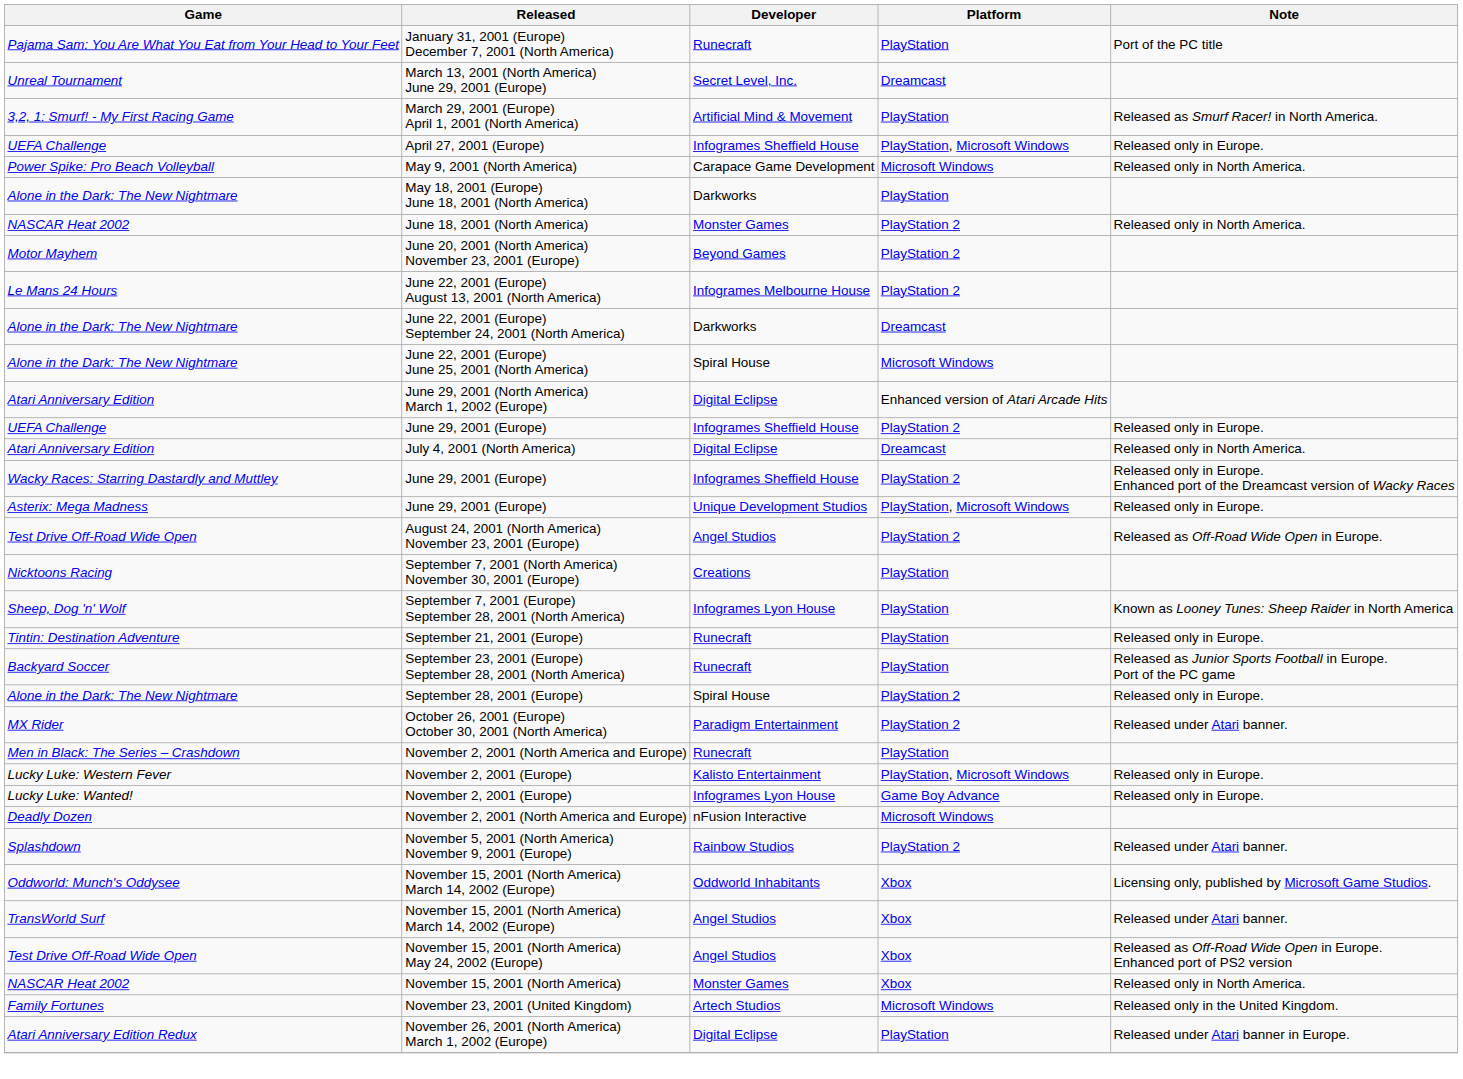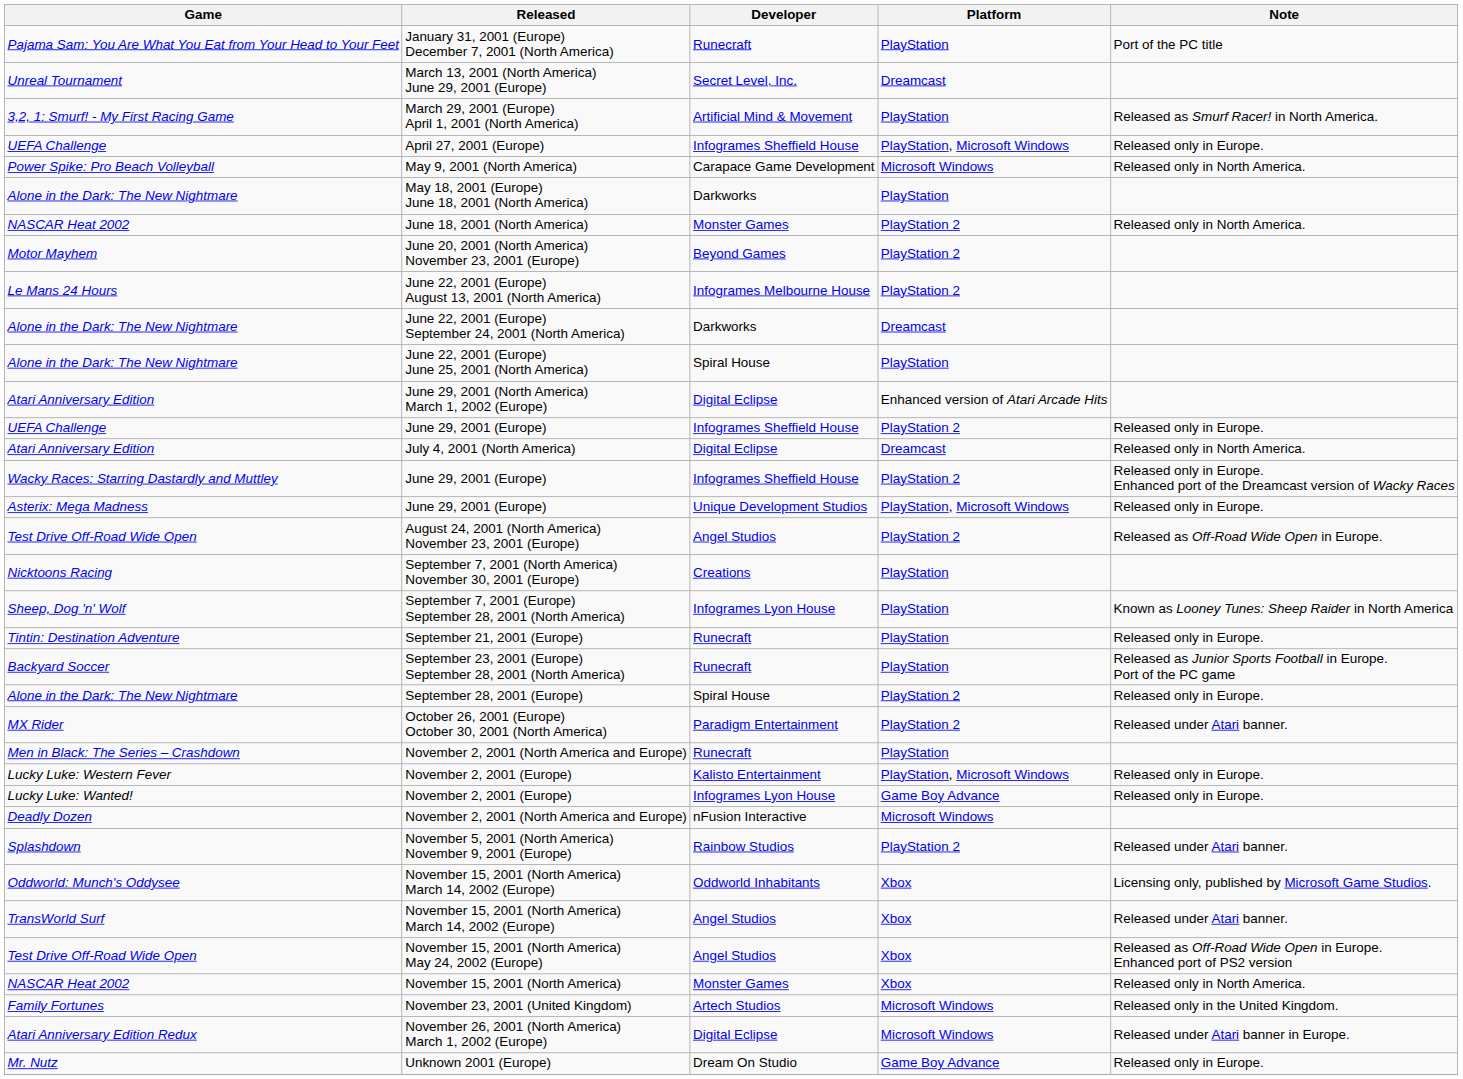(937, 363) Microsoft Windows -> (915, 363) PlayStation
(915, 1034) PlayStation -> (937, 1034) Microsoft Windows
+ row: (33, 1063)
